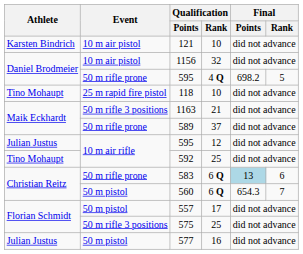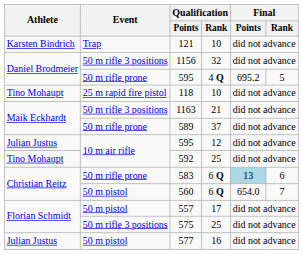(112, 44) 10 m air pistol -> (92, 44) Trap
(112, 61) 10 m air pistol -> (125, 61) 50 m rifle 3 positions
(248, 77) 698.2 -> (248, 77) 695.2
(248, 192) 654.3 -> (248, 192) 654.0
